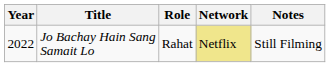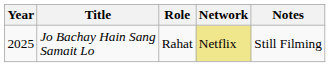(21, 43) 2022 -> (21, 43) 2025
